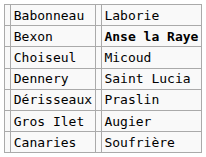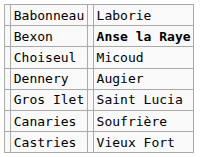(147, 79) Saint Lucia -> (120, 79) Augier
- row: (53, 100)
(128, 121) Augier -> (140, 100) Saint Lucia
+ row: (45, 142)
